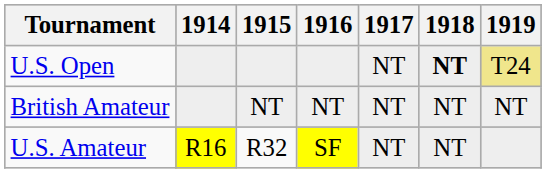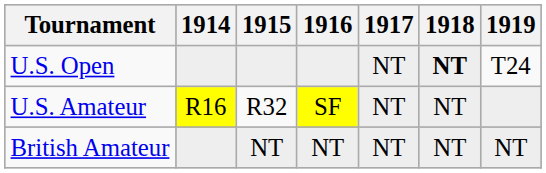(511, 65) khaki background -> (511, 65) no background
rows swapped: (78, 147) <-> (90, 106)
